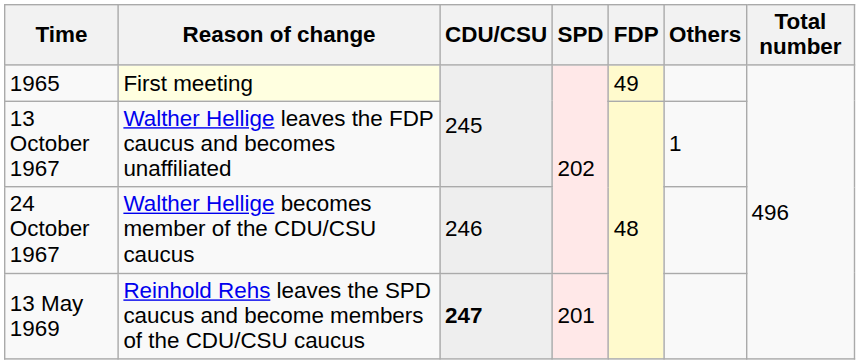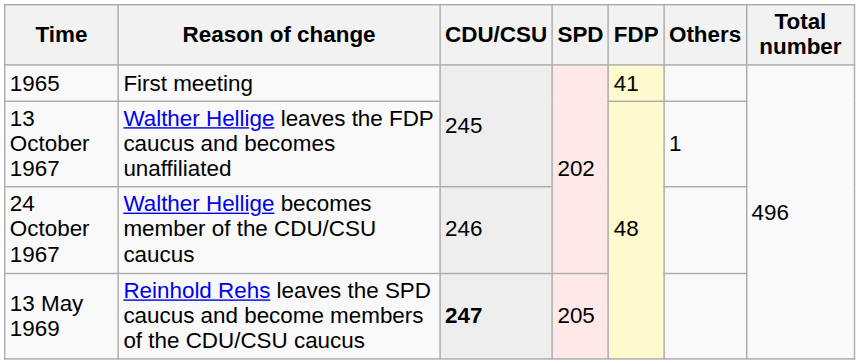(188, 82) lightyellow background -> (188, 82) no background
(626, 82) 49 -> (626, 82) 41
(576, 315) 201 -> (576, 315) 205
